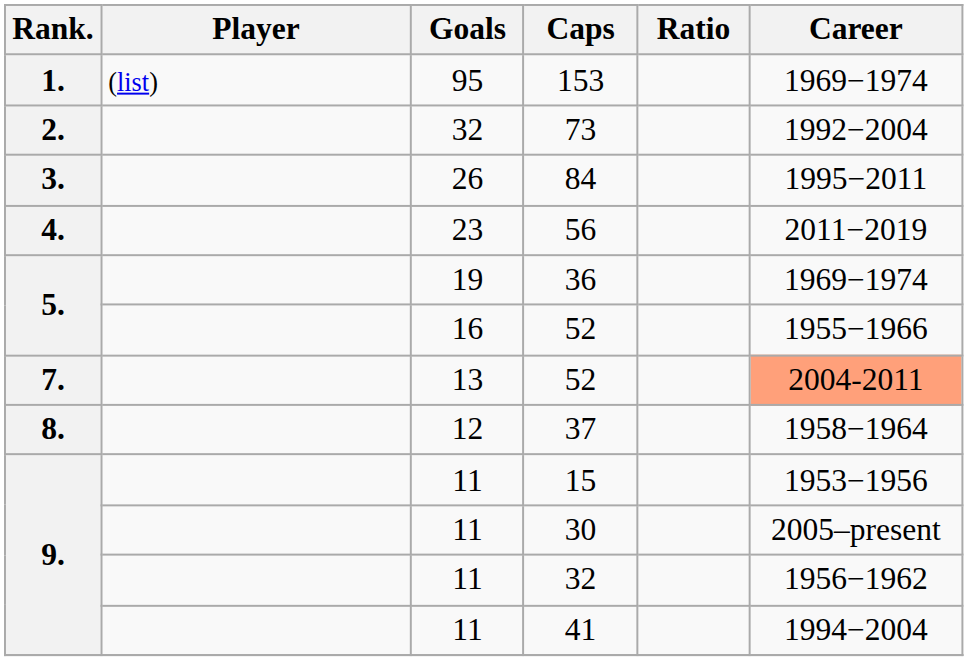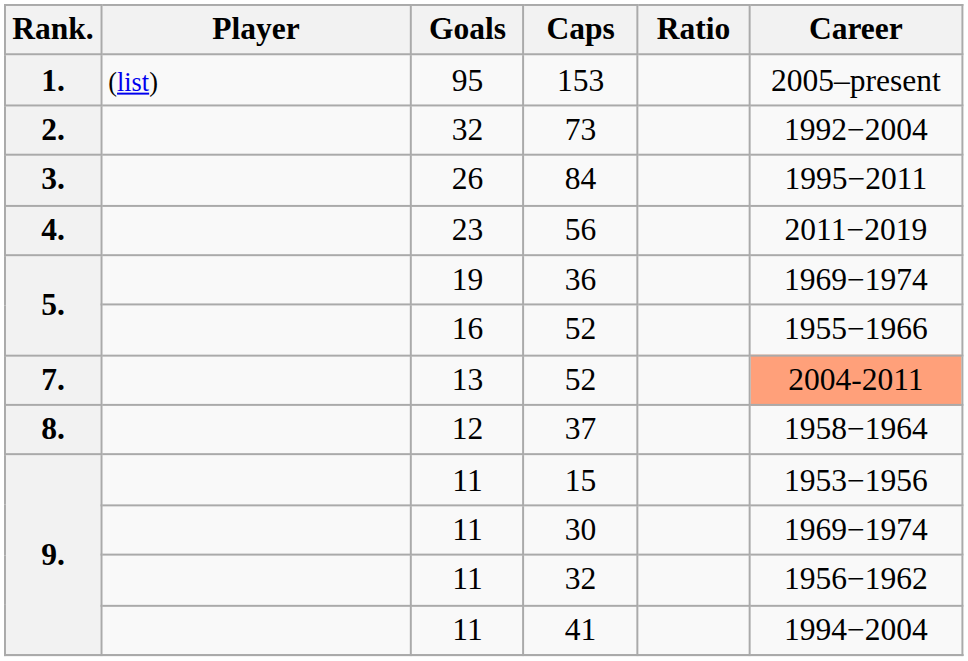(856, 79) 1969−1974 -> (856, 79) 2005–present
(856, 529) 2005–present -> (856, 529) 1969−1974
